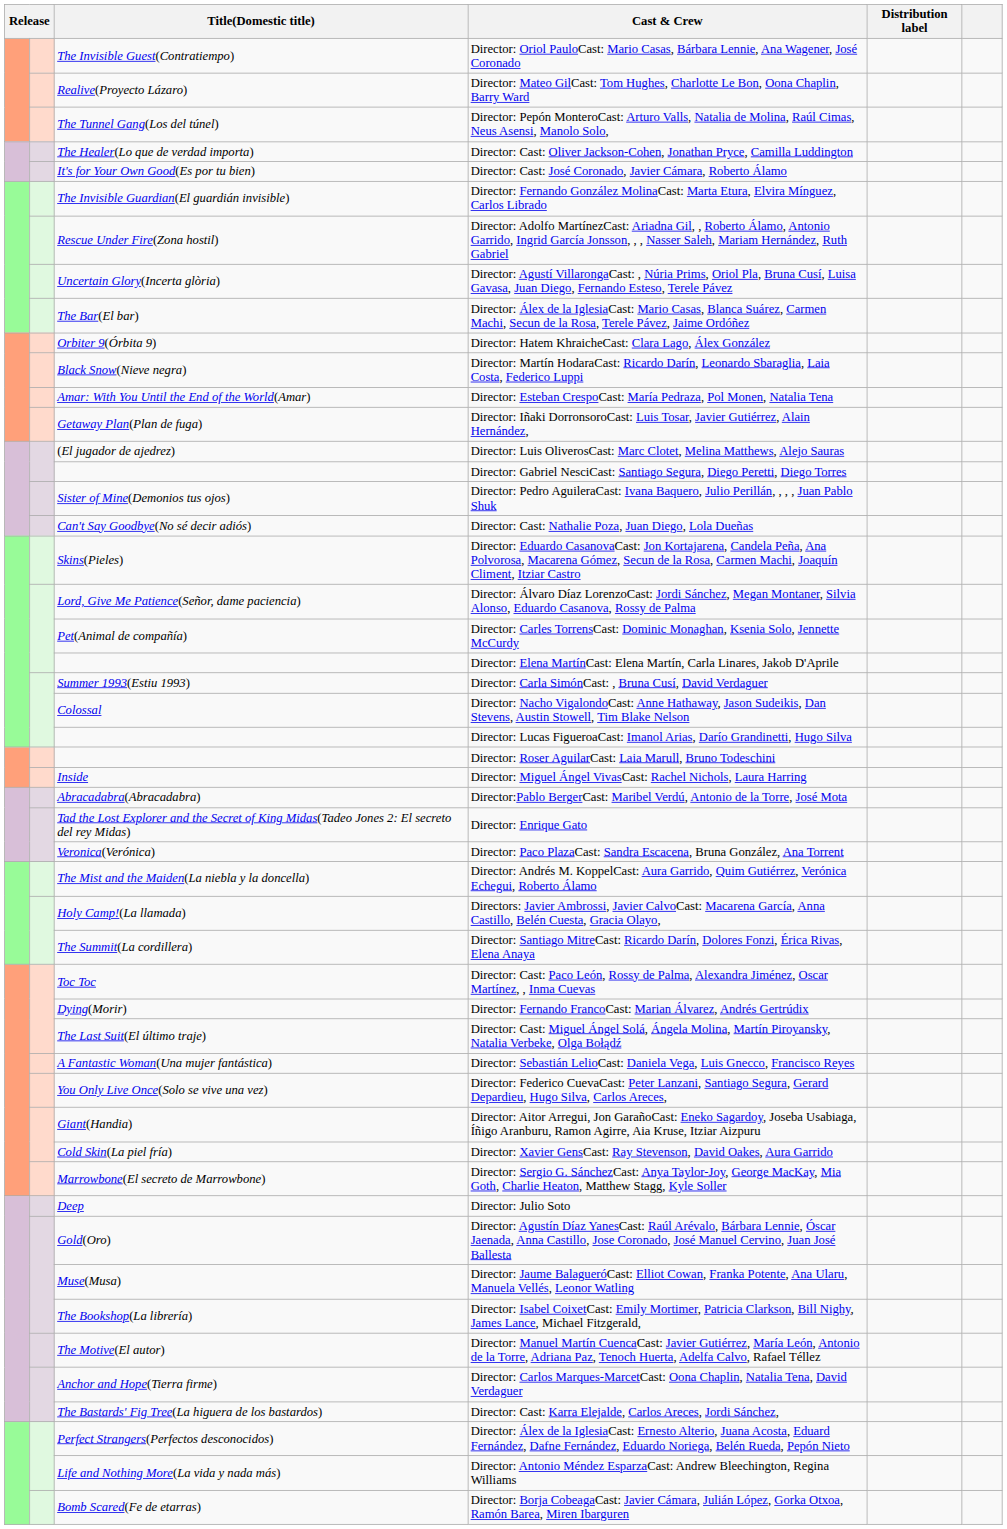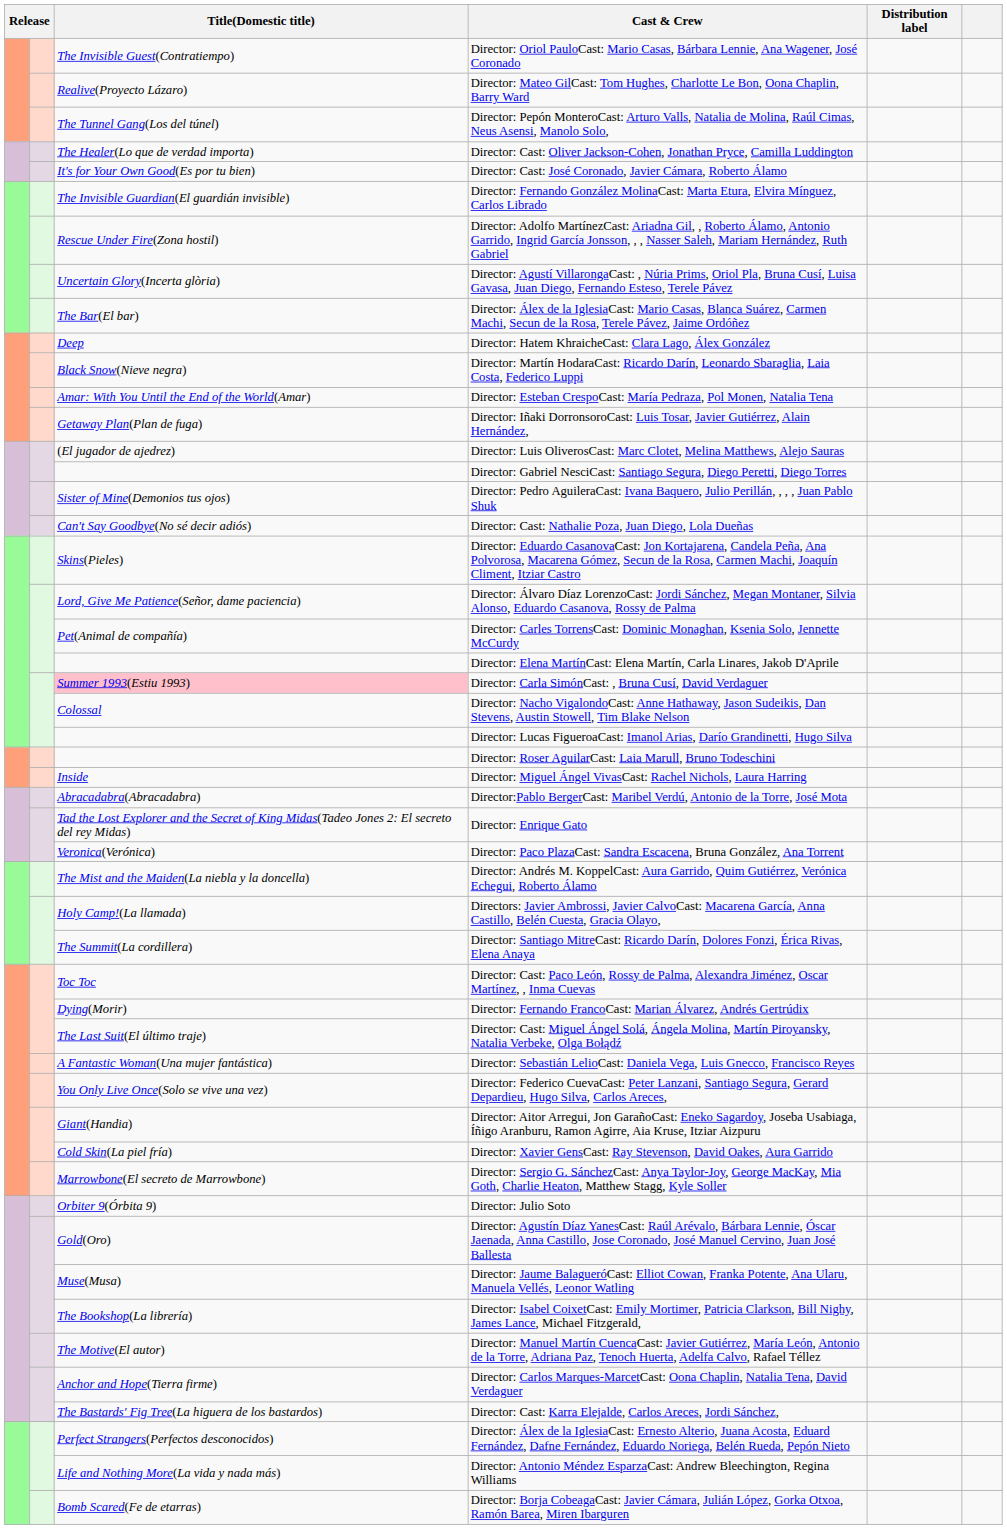(107, 342) Orbiter 9(Órbita 9) -> (71, 342) Deep
(124, 683) no background -> (124, 683) pink background
(71, 1206) Deep -> (107, 1206) Orbiter 9(Órbita 9)
